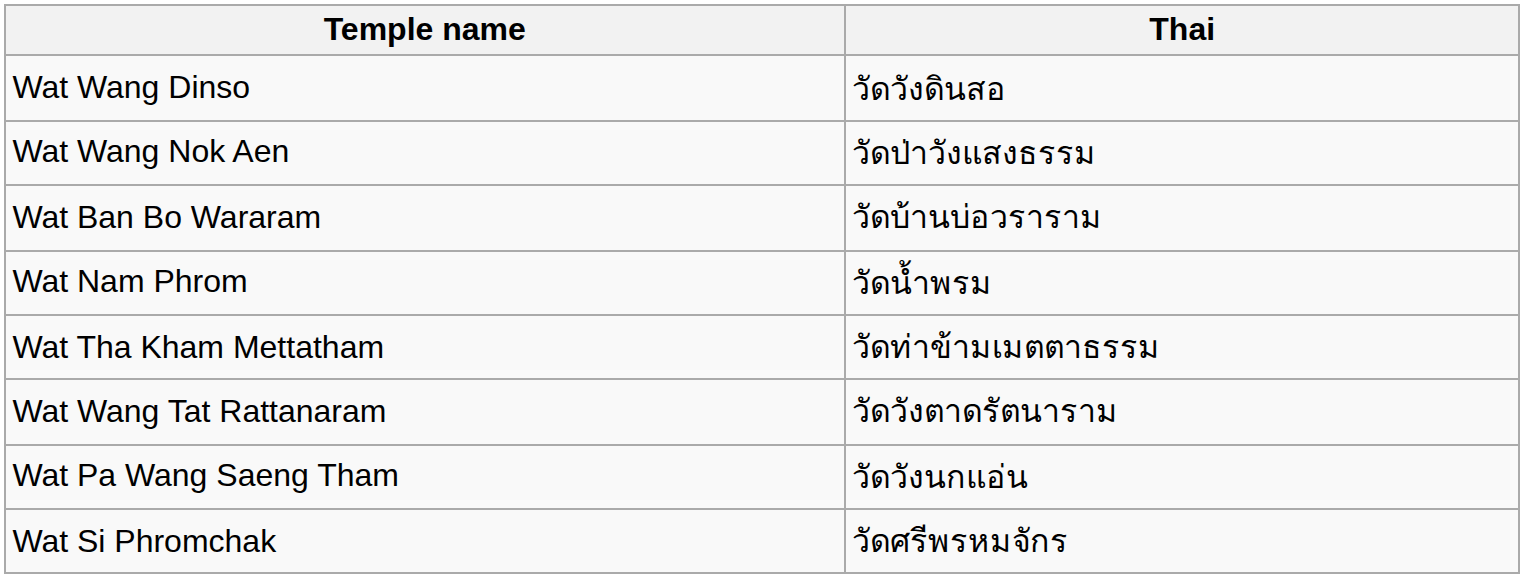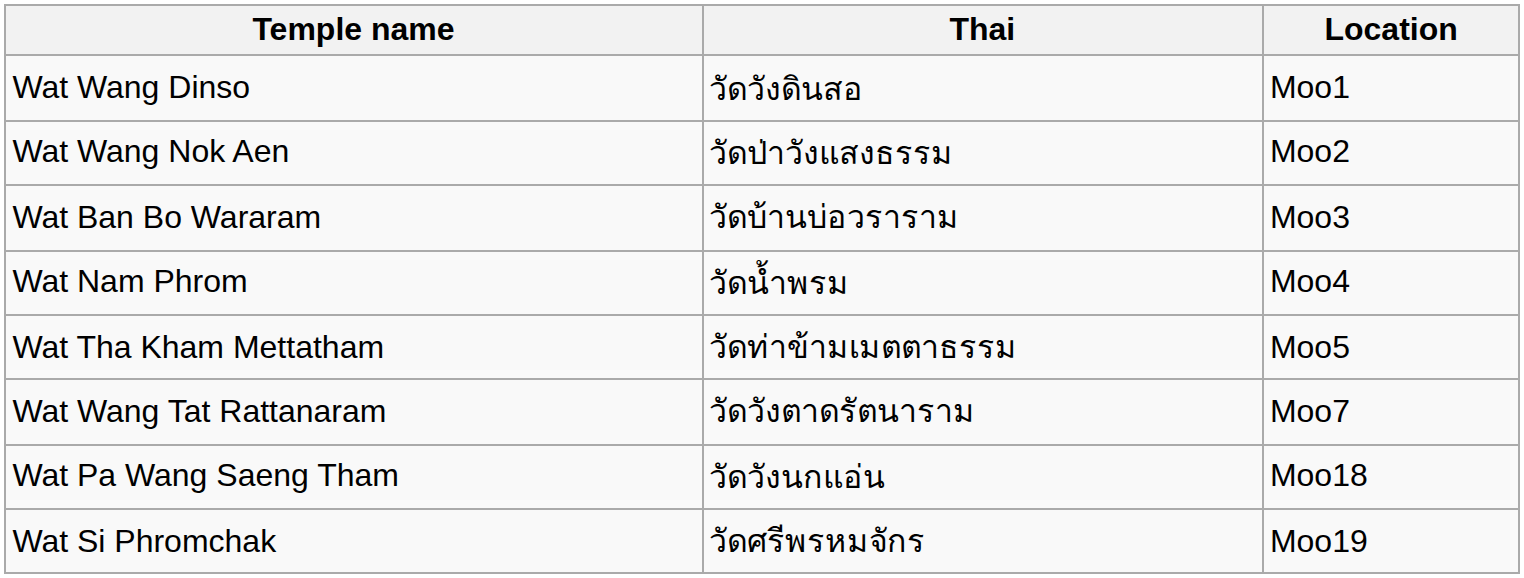+ column: (1391, 29)
